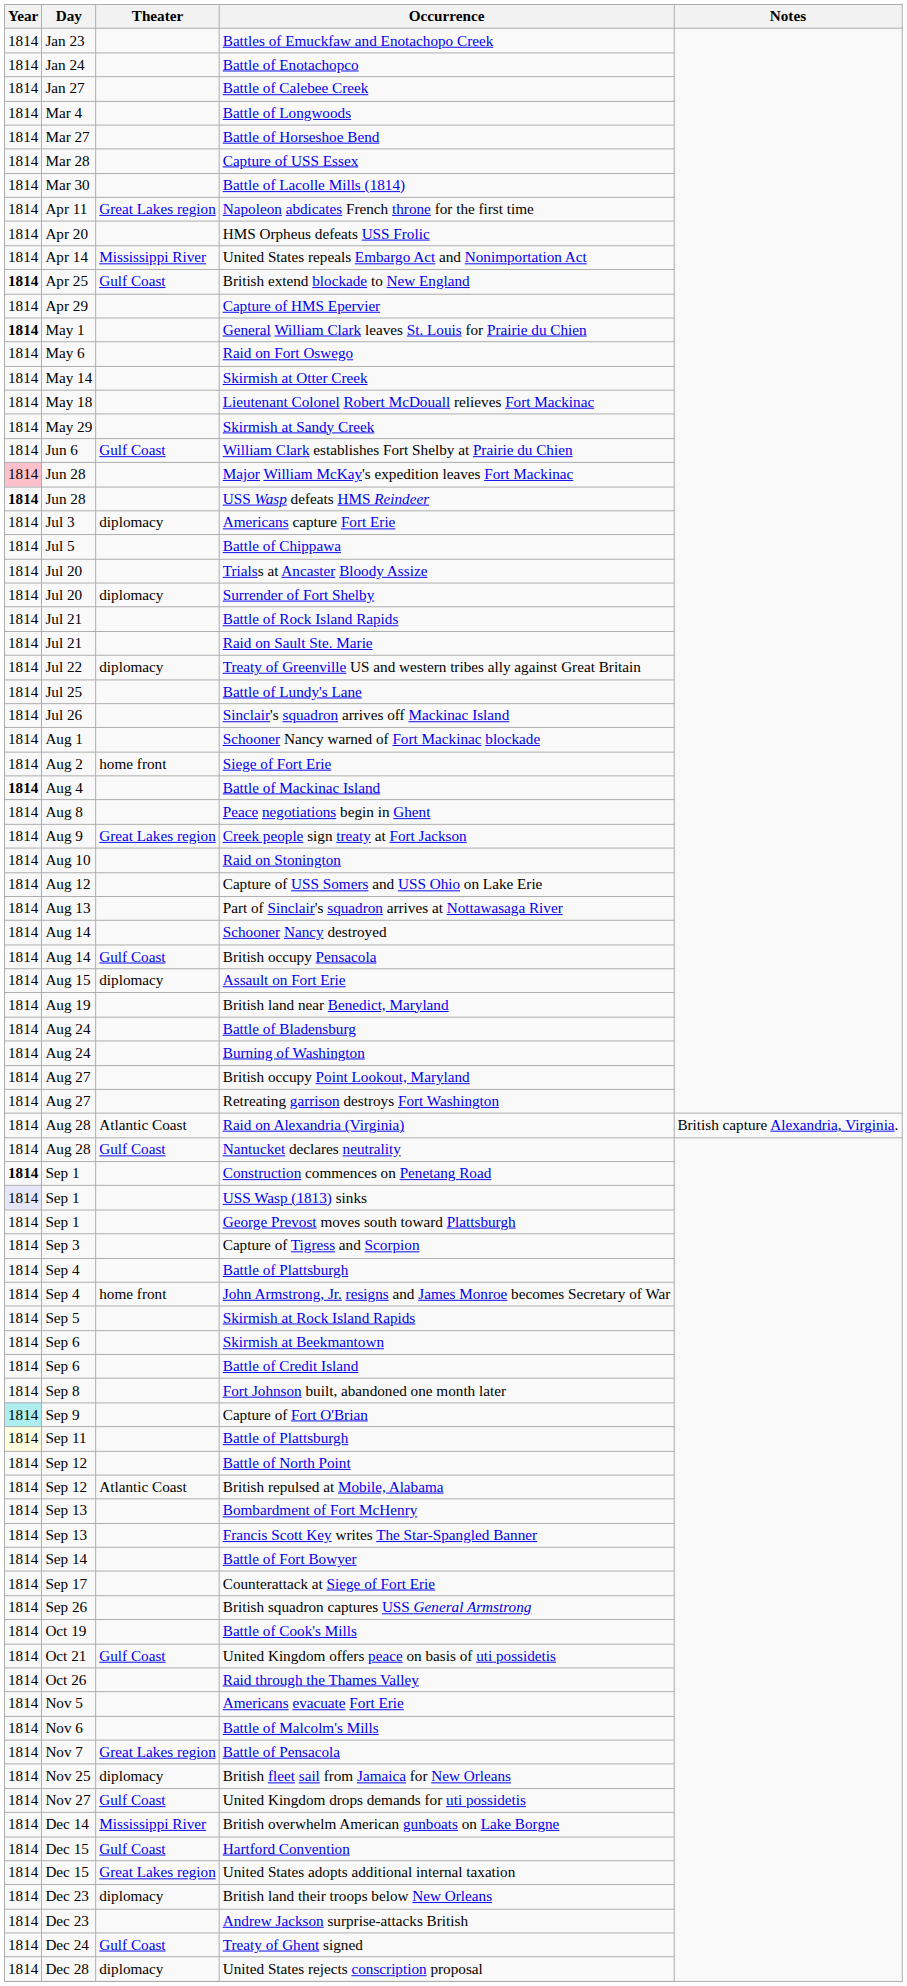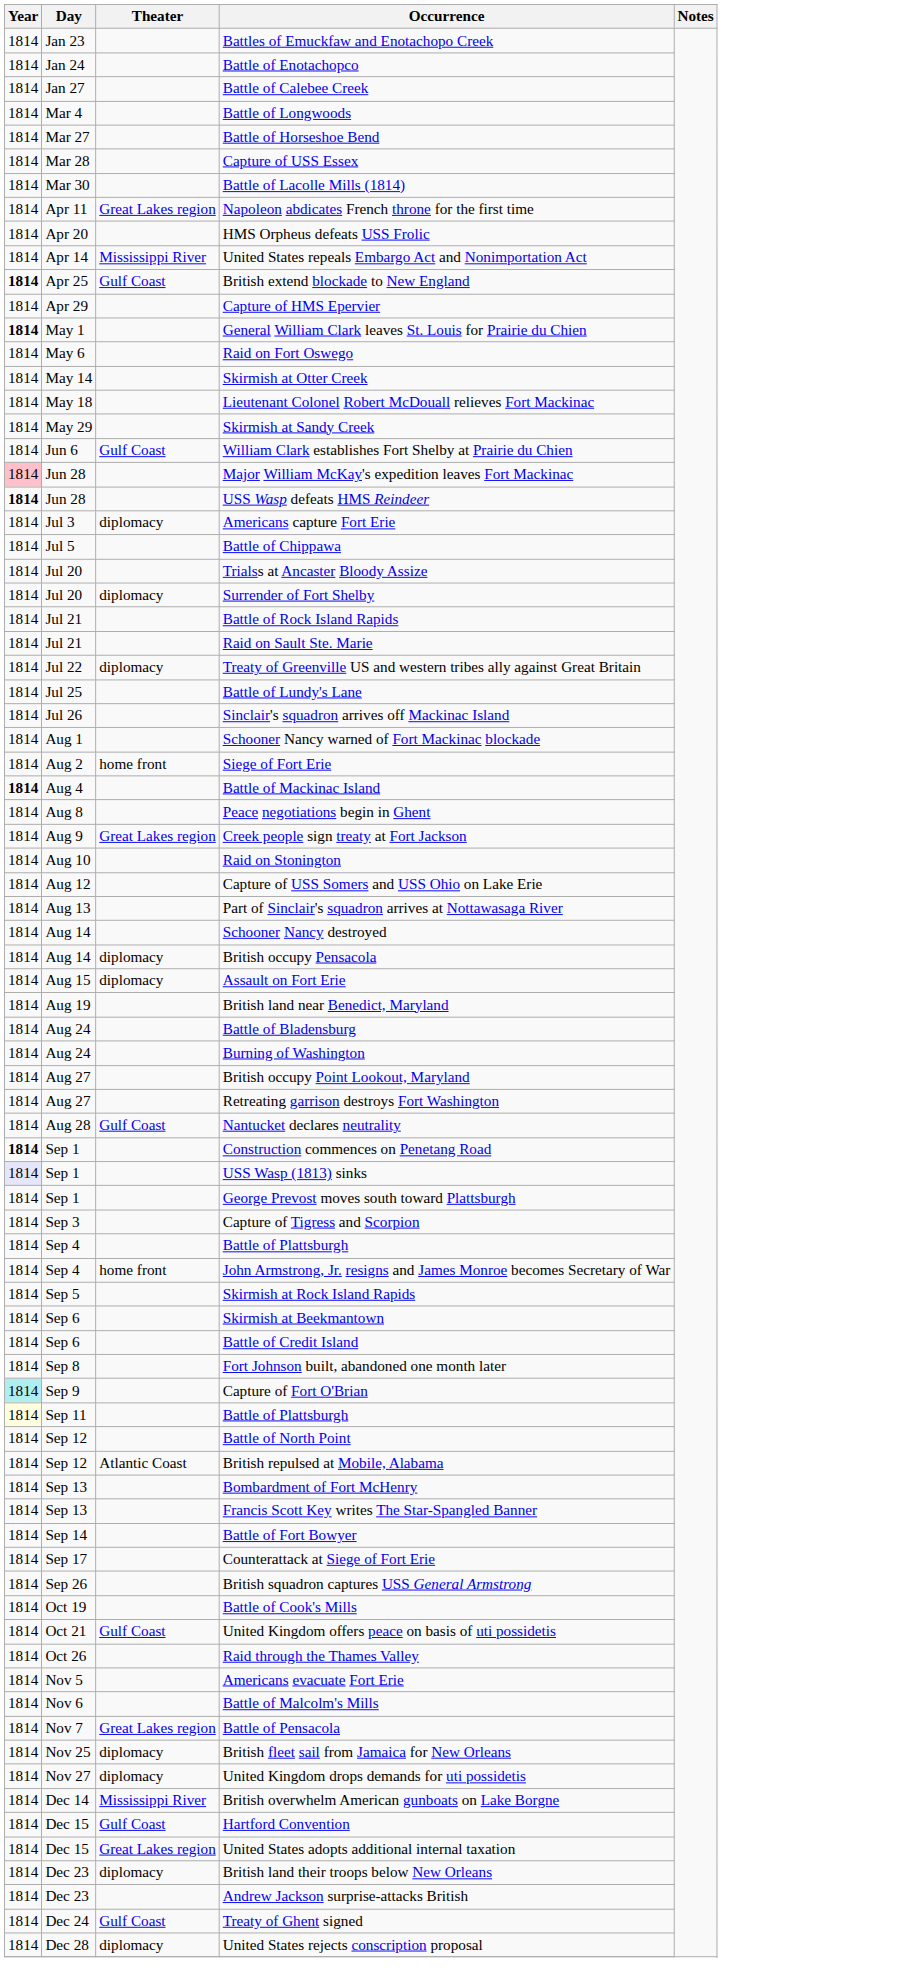(132, 956) Gulf Coast -> (131, 956) diplomacy
- row: (68, 1125)
(132, 1800) Gulf Coast -> (131, 1776) diplomacy
